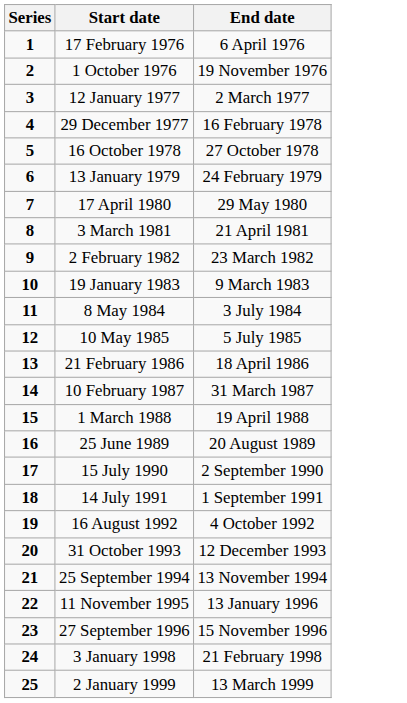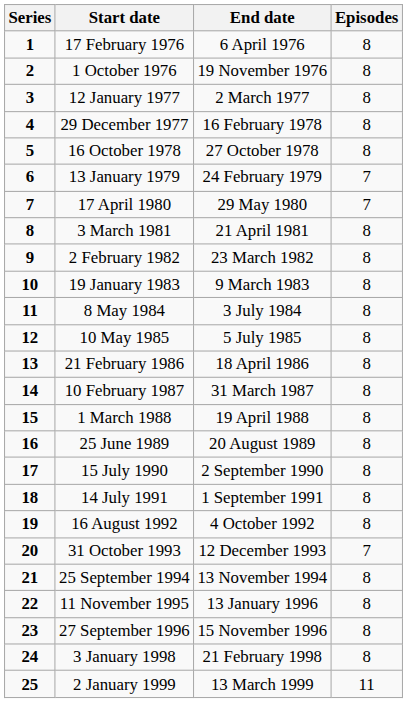+ column: (367, 17)
